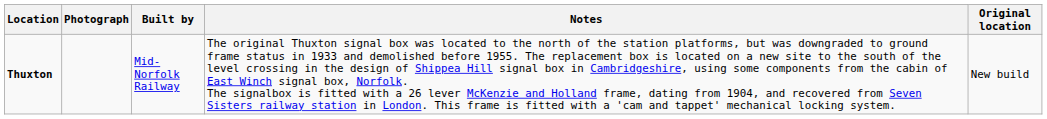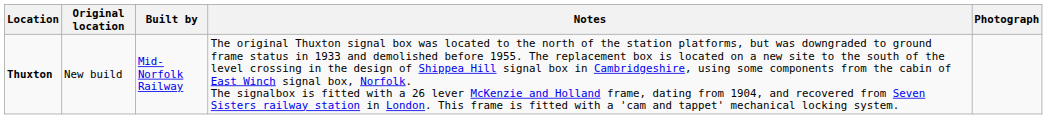columns swapped: (1005, 19) <-> (97, 19)
